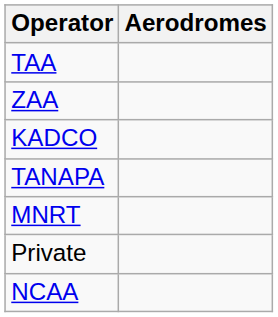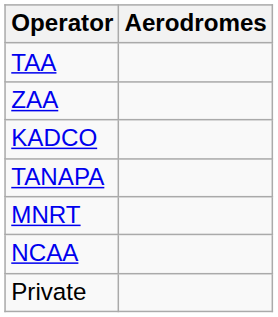rows swapped: (45, 292) <-> (49, 253)
